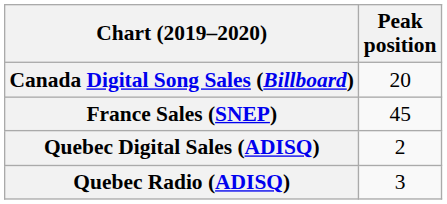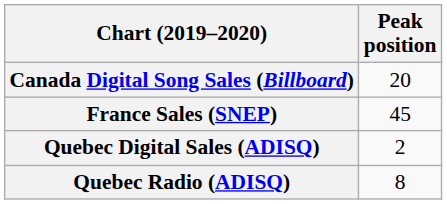(400, 181) 3 -> (400, 181) 8
